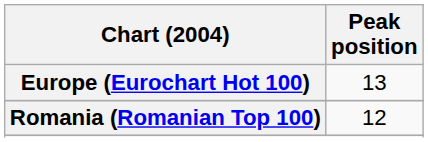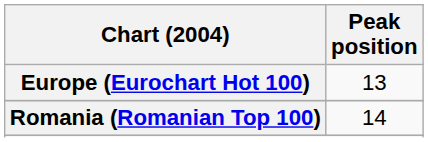(374, 117) 12 -> (374, 117) 14
